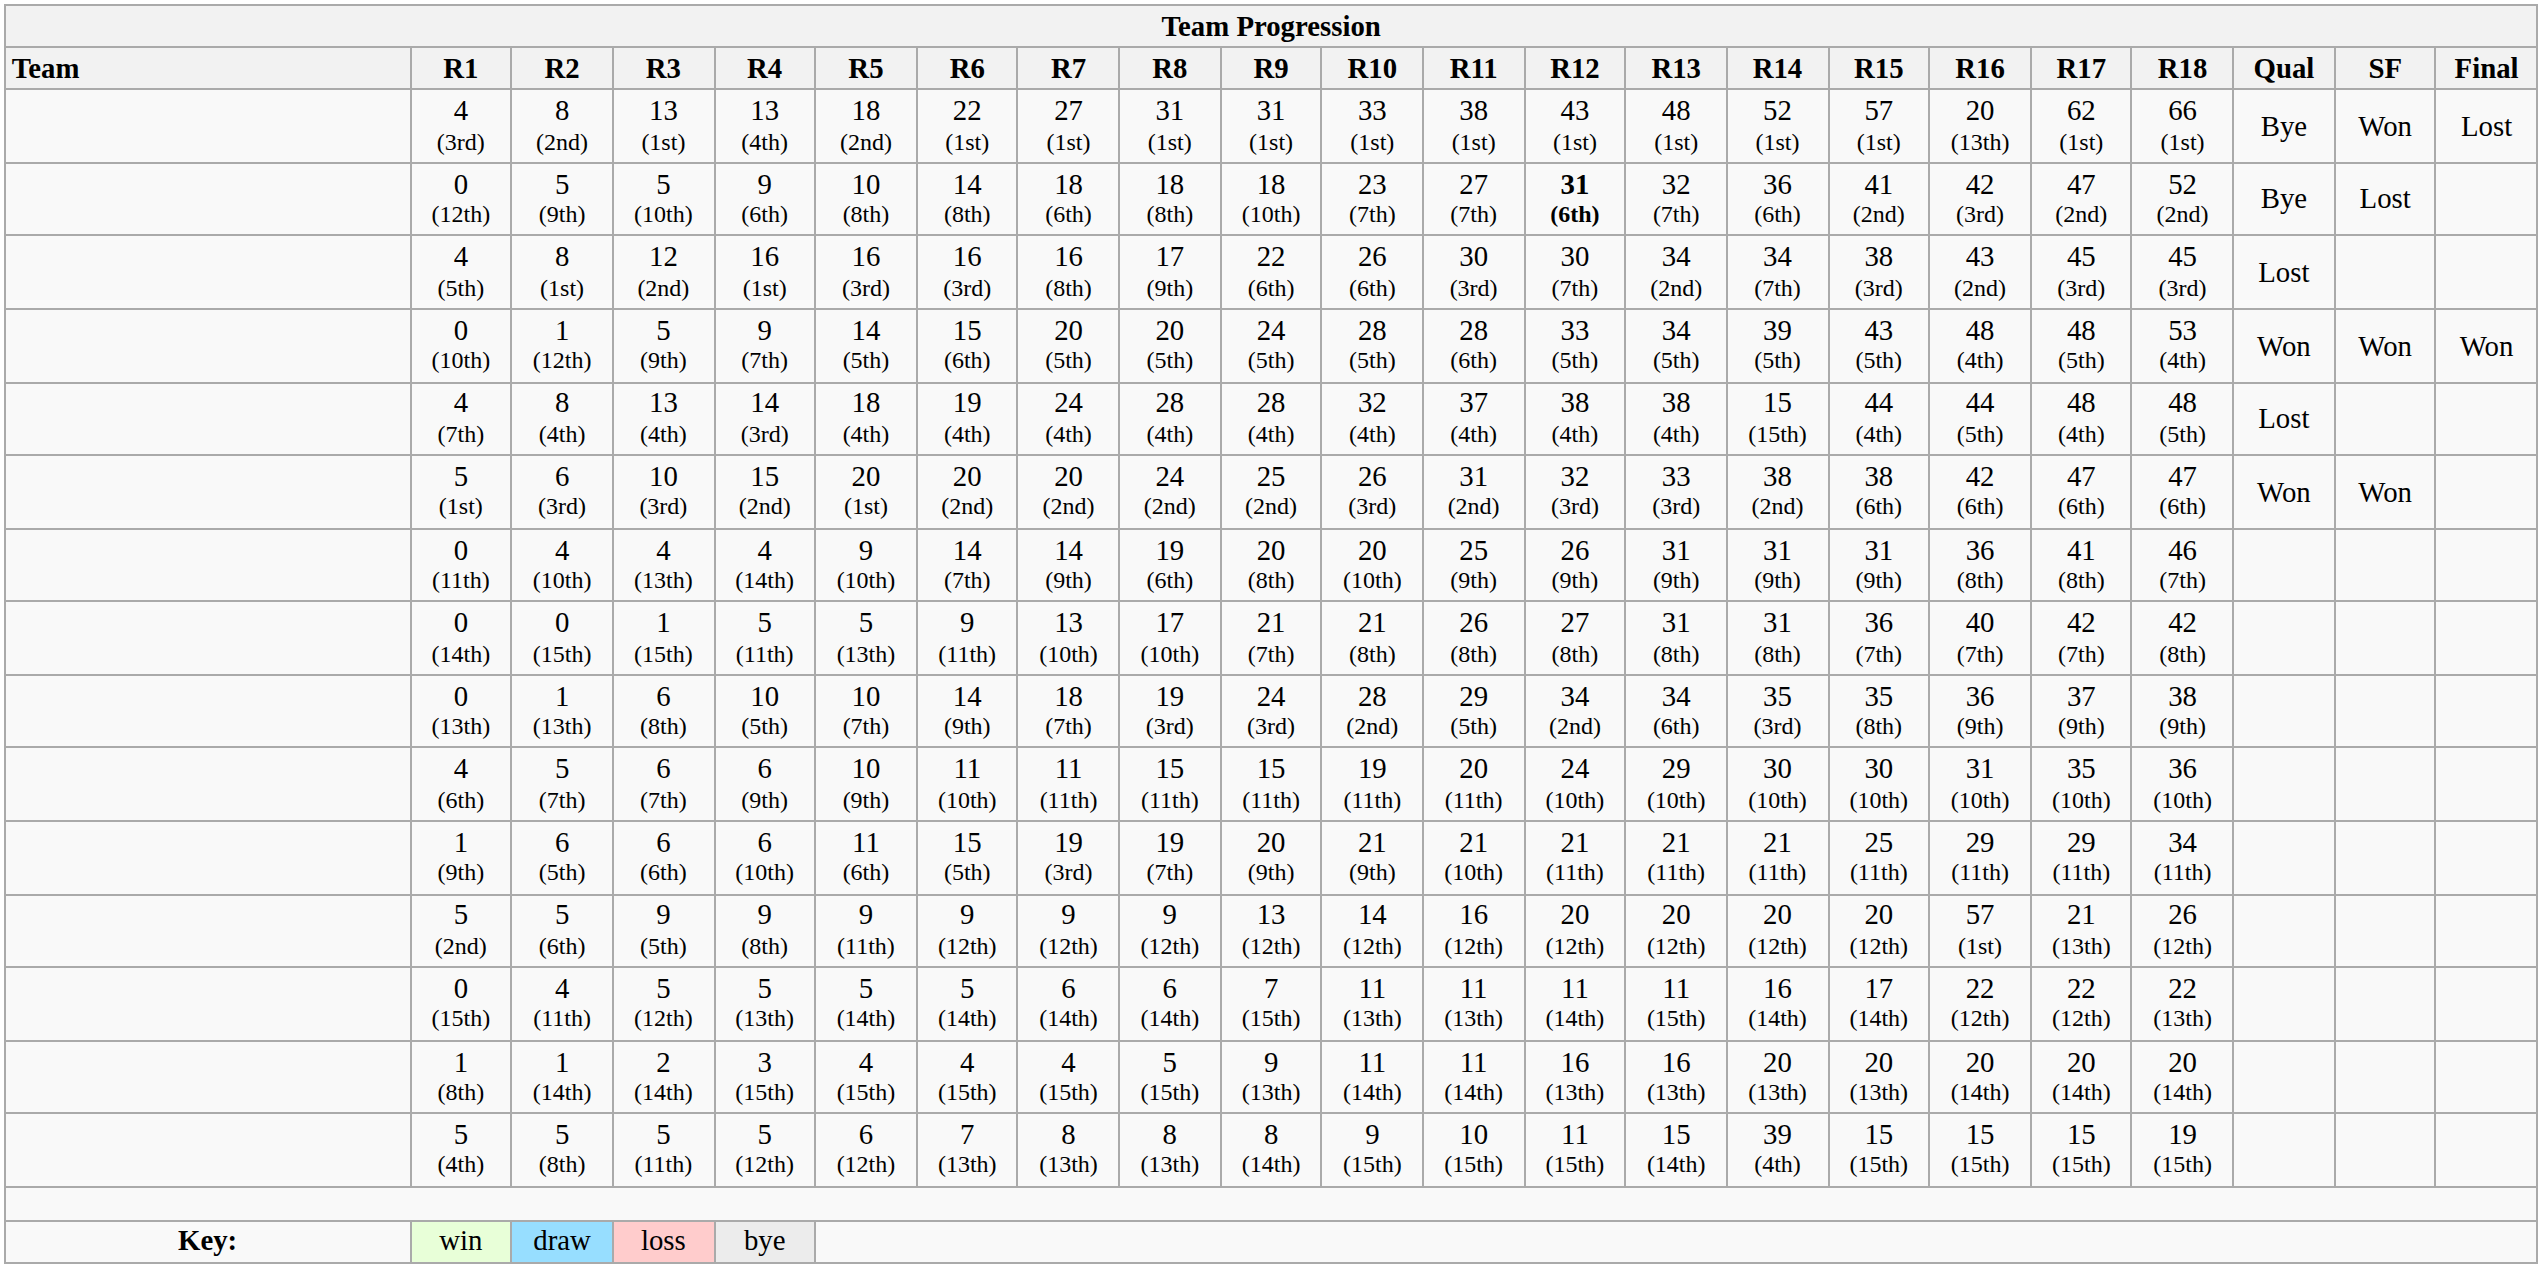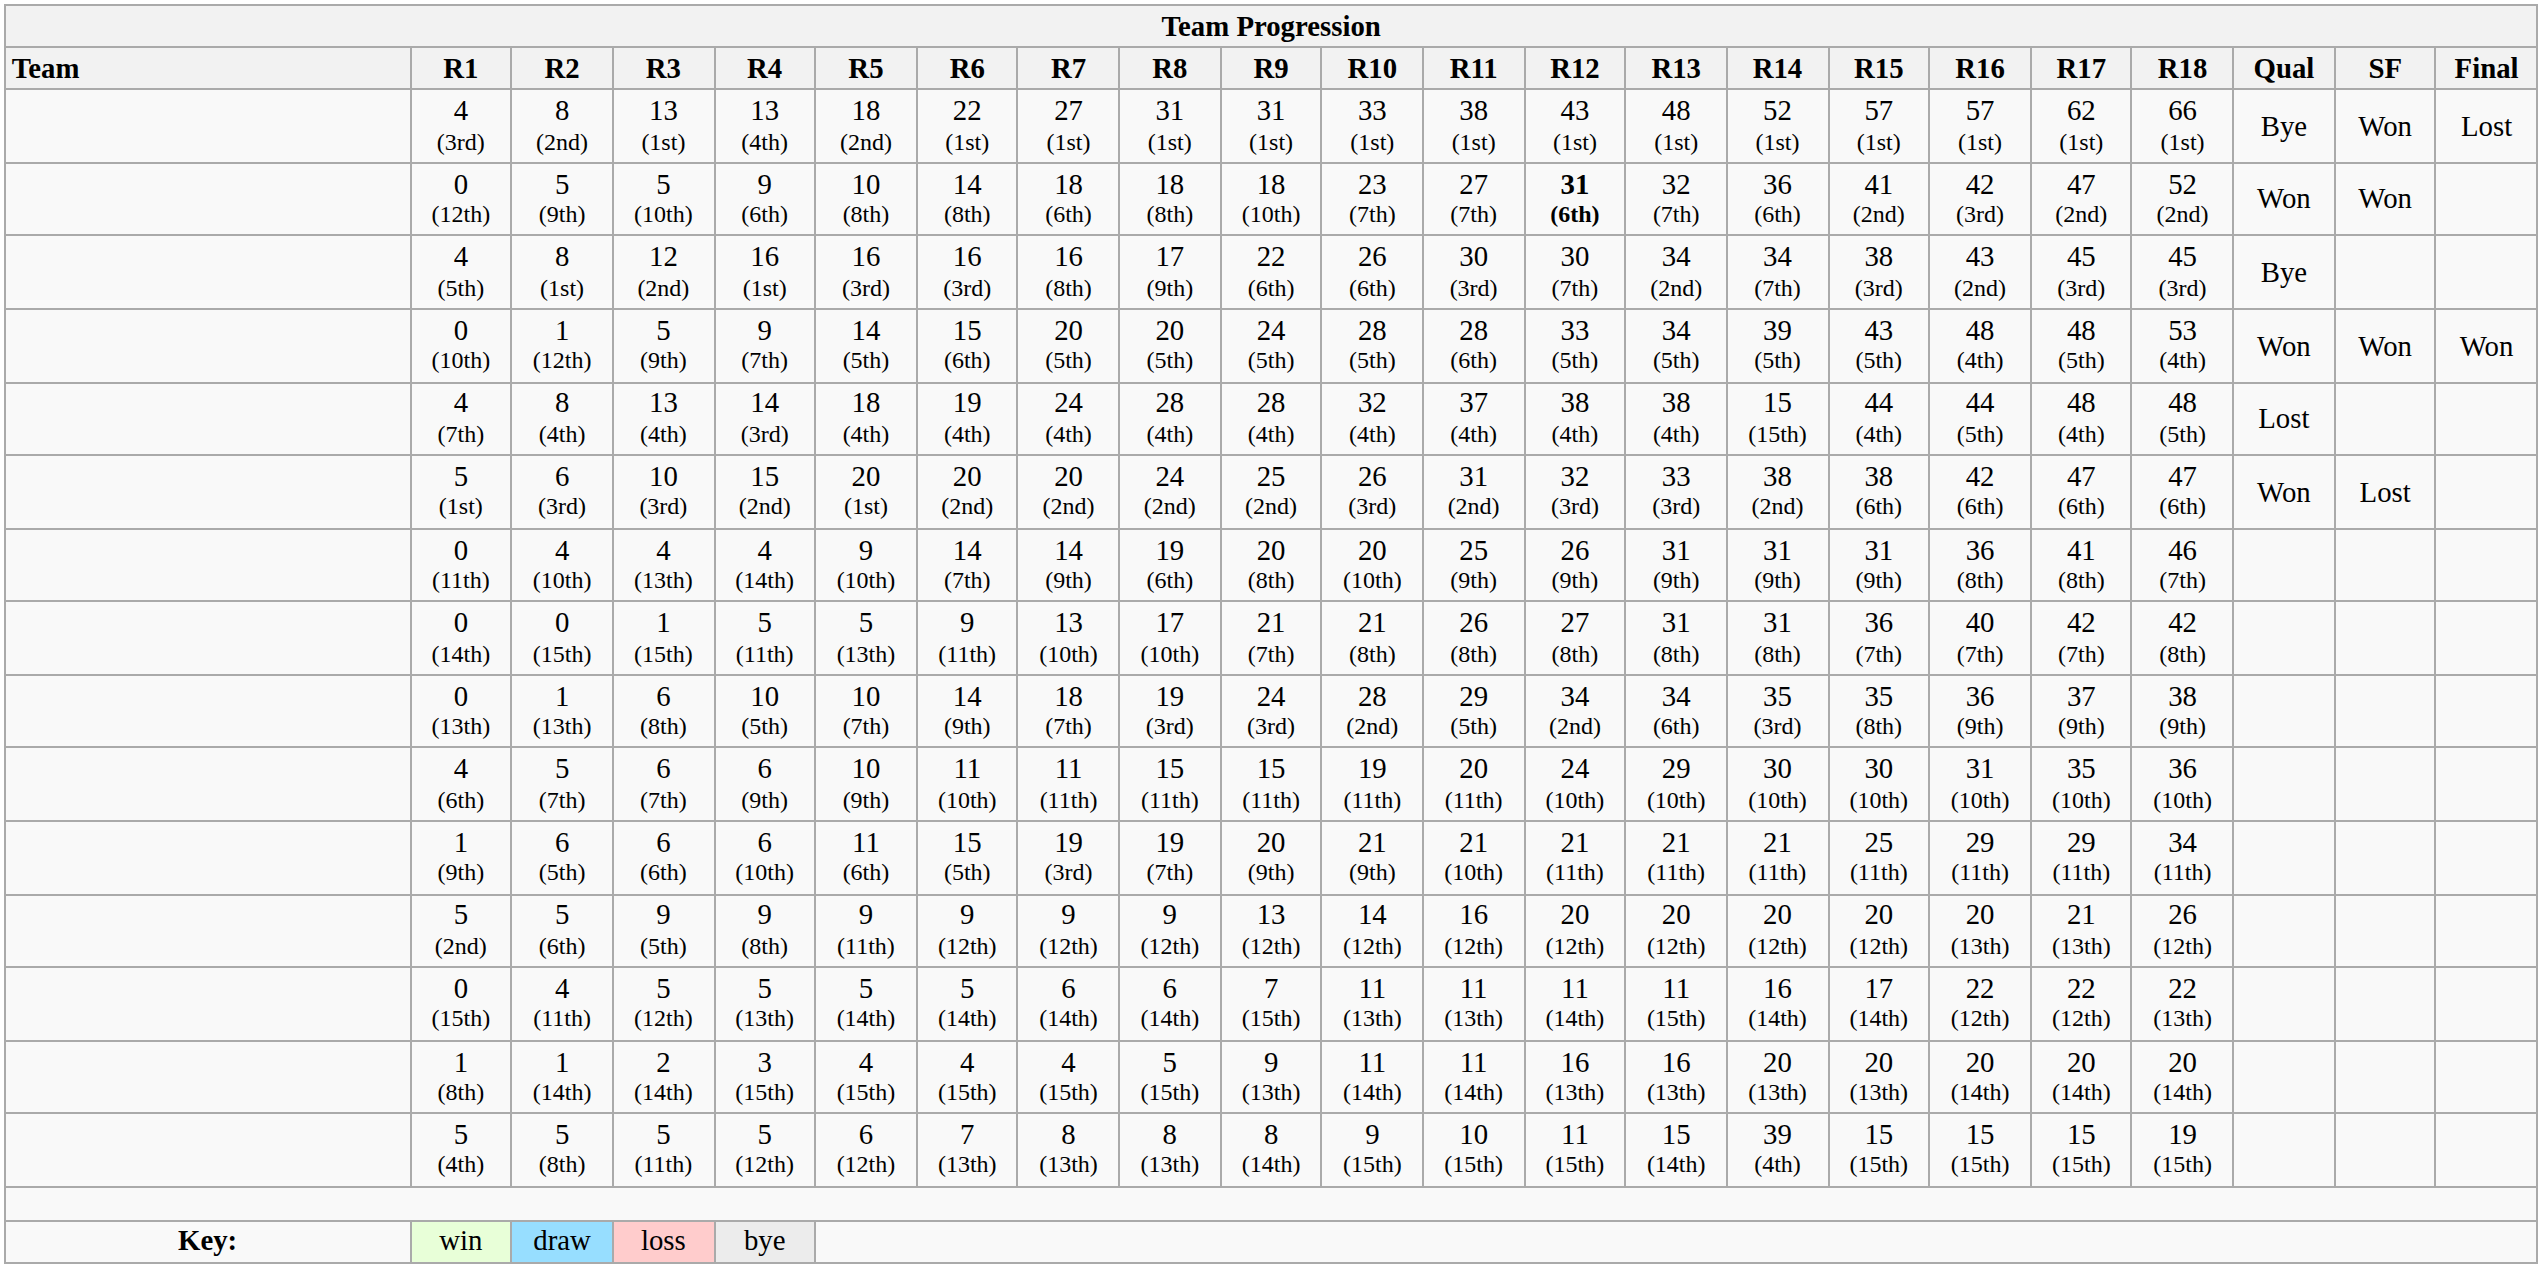(1980, 125) 20 (13th) -> (1980, 125) 57 (1st)
(2284, 199) Bye -> (2284, 199) Won
(2385, 199) Lost -> (2385, 199) Won
(2284, 272) Lost -> (2284, 272) Bye
(2385, 492) Won -> (2385, 492) Lost
(1980, 930) 57 (1st) -> (1980, 930) 20 (13th)
